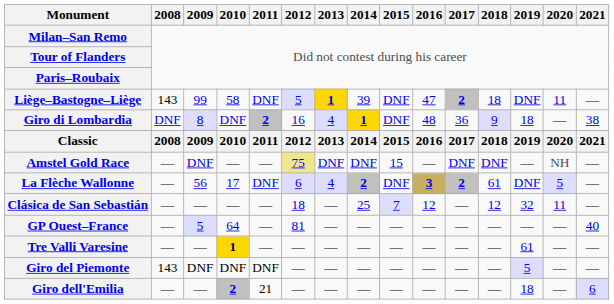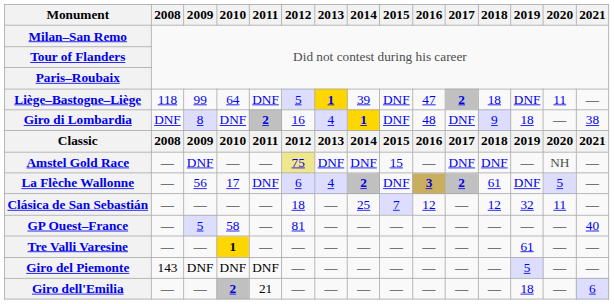(167, 99) 143 -> (167, 99) 118
(233, 99) 58 -> (233, 99) 64
(462, 120) 36 -> (462, 120) DNF
(233, 225) 64 -> (233, 225) 58
